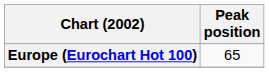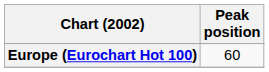(232, 55) 65 -> (232, 55) 60
